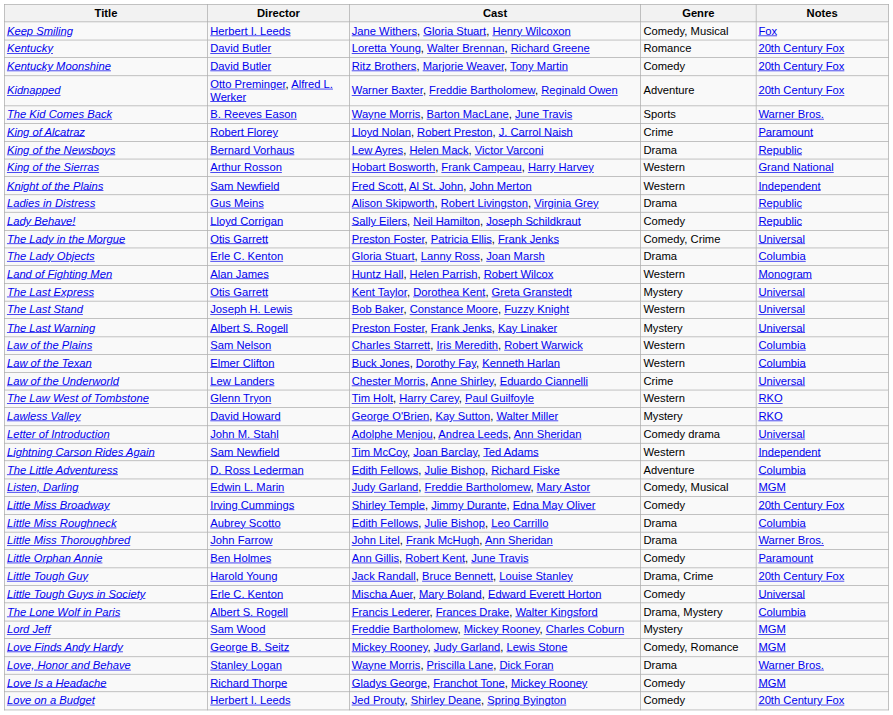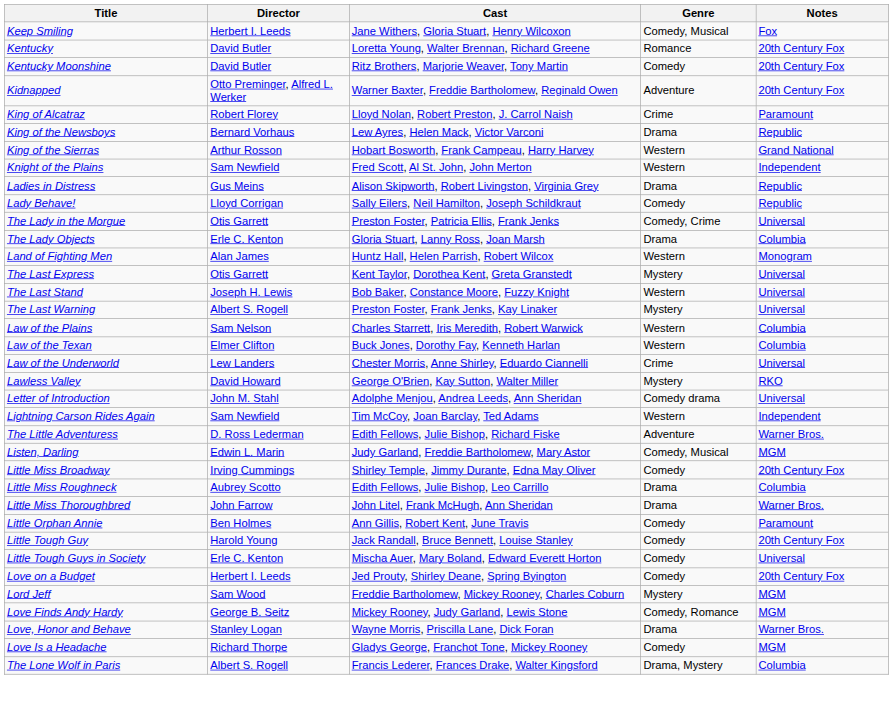- row: (60, 114)
- row: (78, 398)
(782, 470) Columbia -> (791, 434) Warner Bros.
(678, 576) Drama, Crime -> (664, 541) Comedy
rows swapped: (64, 612) <-> (51, 700)
